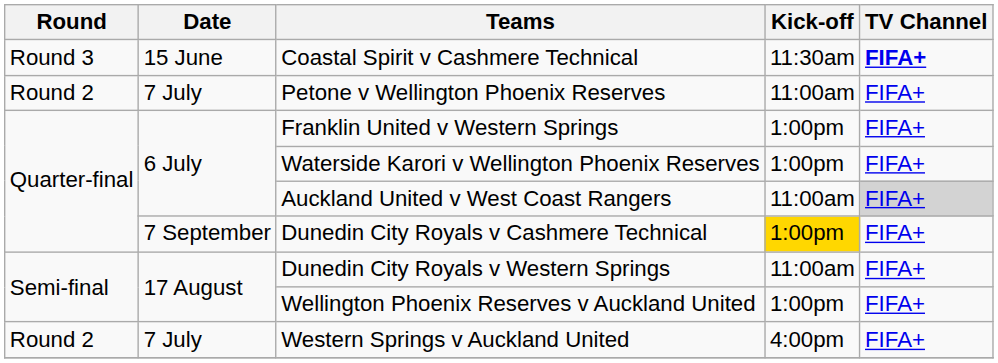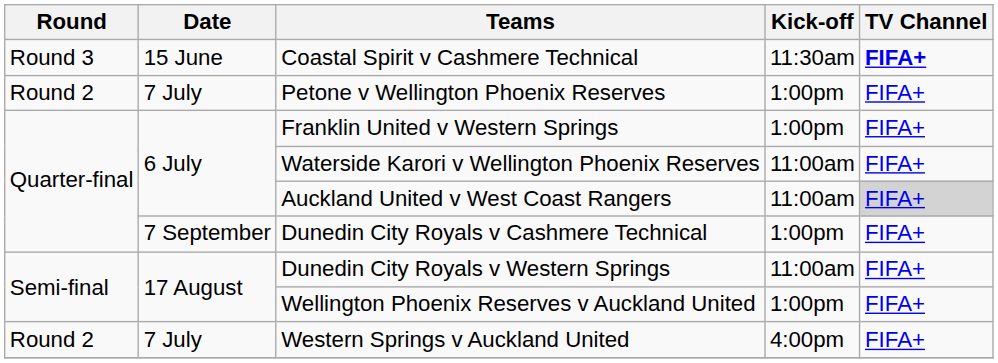(812, 92) 11:00am -> (807, 92) 1:00pm
(807, 163) 1:00pm -> (812, 163) 11:00am
(807, 233) gold background -> (807, 233) no background
